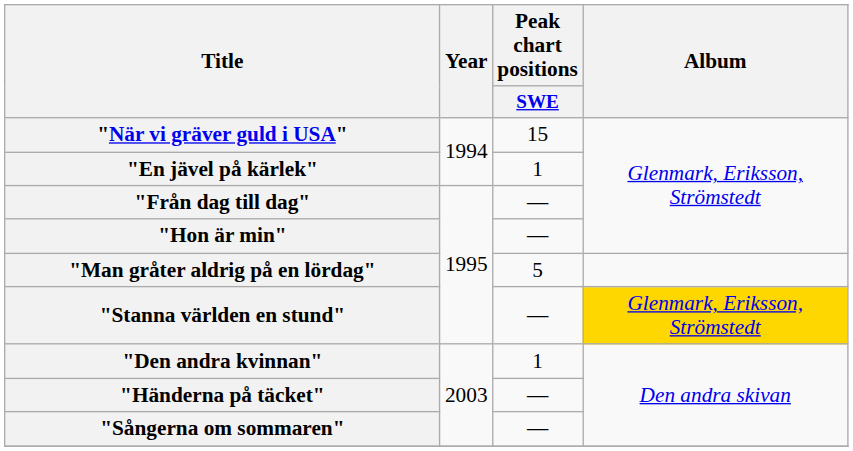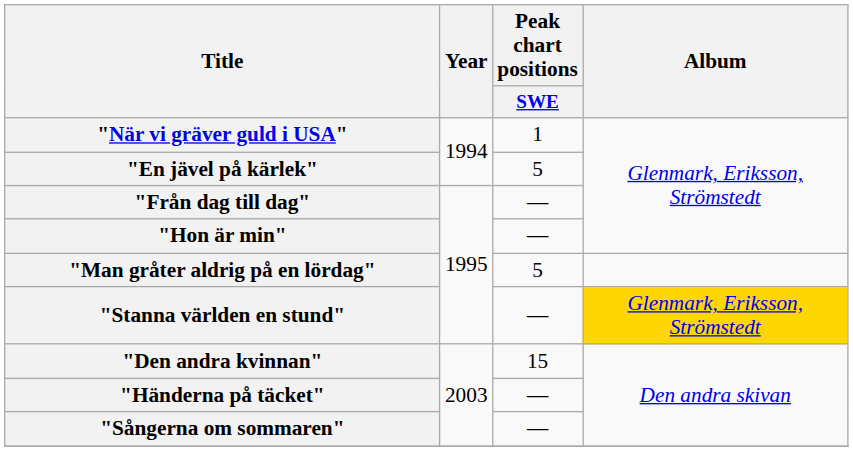(538, 134) 15 -> (538, 134) 1
(538, 168) 1 -> (538, 168) 5
(538, 361) 1 -> (538, 361) 15
